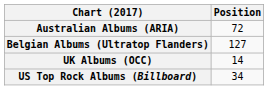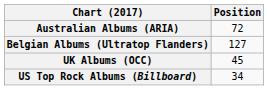(237, 61) 14 -> (237, 61) 45
